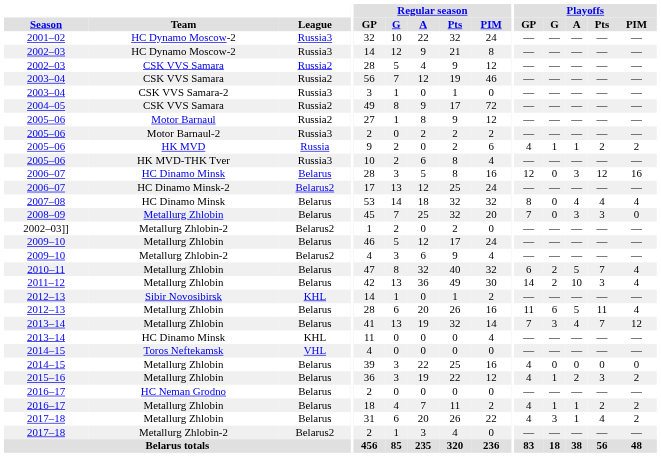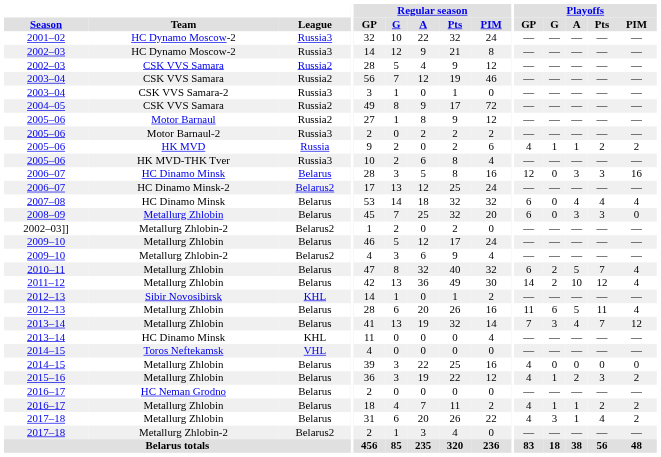(602, 174) 12 -> (602, 174) 3
(529, 201) 8 -> (529, 201) 6
(529, 214) 7 -> (529, 214) 6
(602, 282) 3 -> (602, 282) 12
